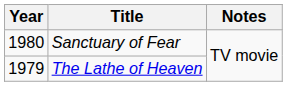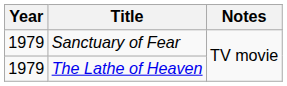(26, 42) 1980 -> (26, 42) 1979
